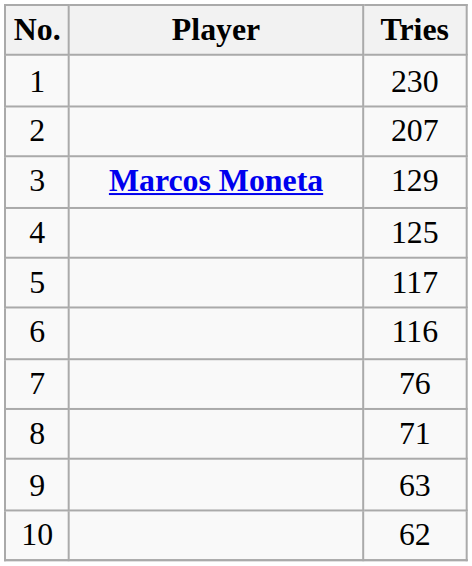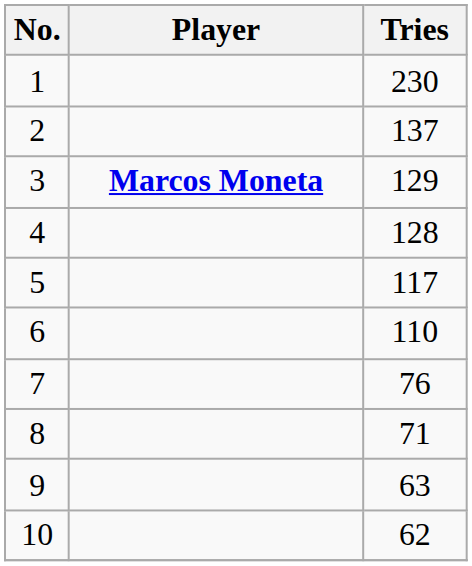(415, 130) 207 -> (415, 130) 137
(415, 231) 125 -> (415, 231) 128
(415, 332) 116 -> (415, 332) 110
